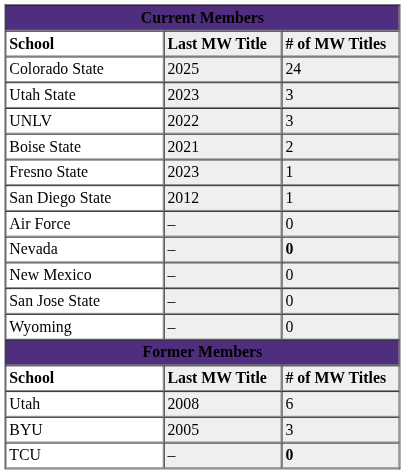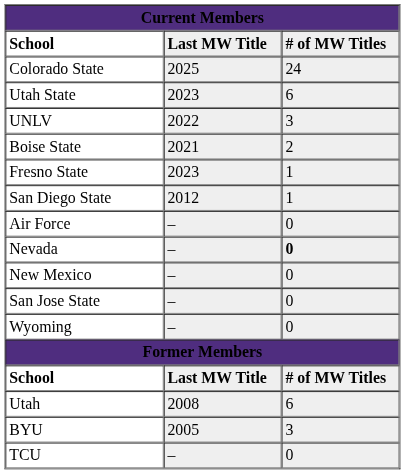(289, 95) 3 -> (289, 95) 6
(289, 455) bold -> (289, 455) normal
